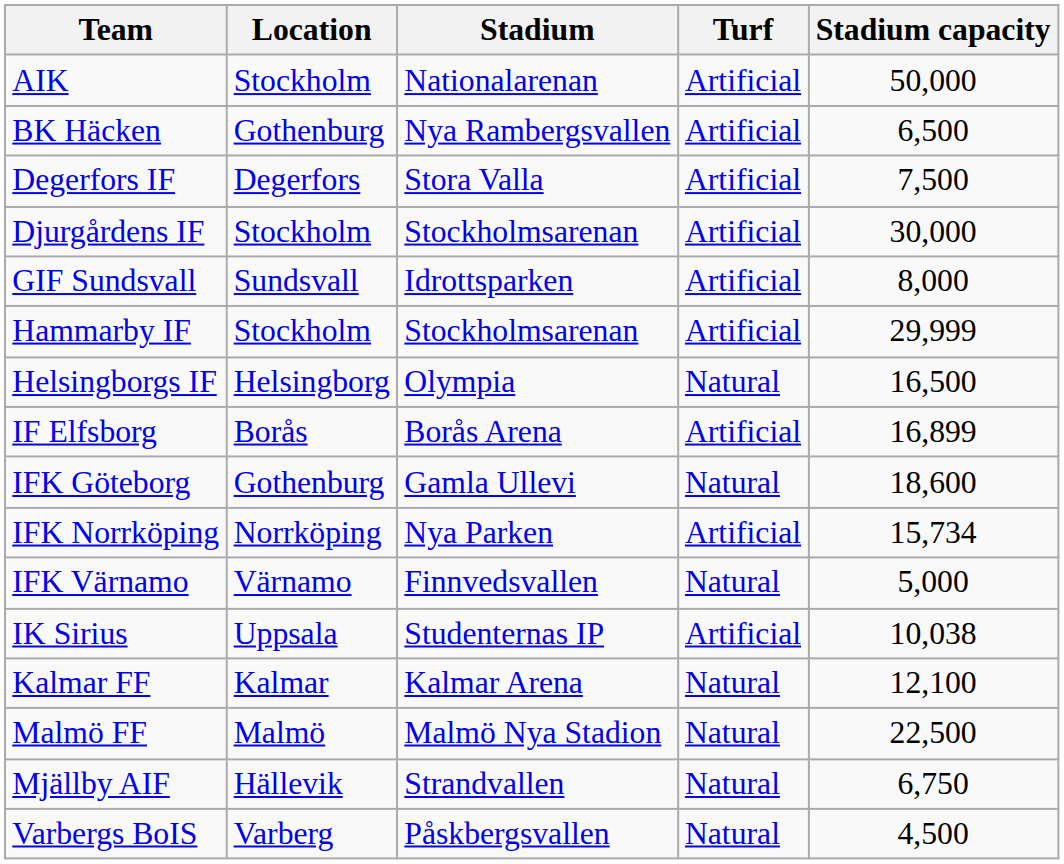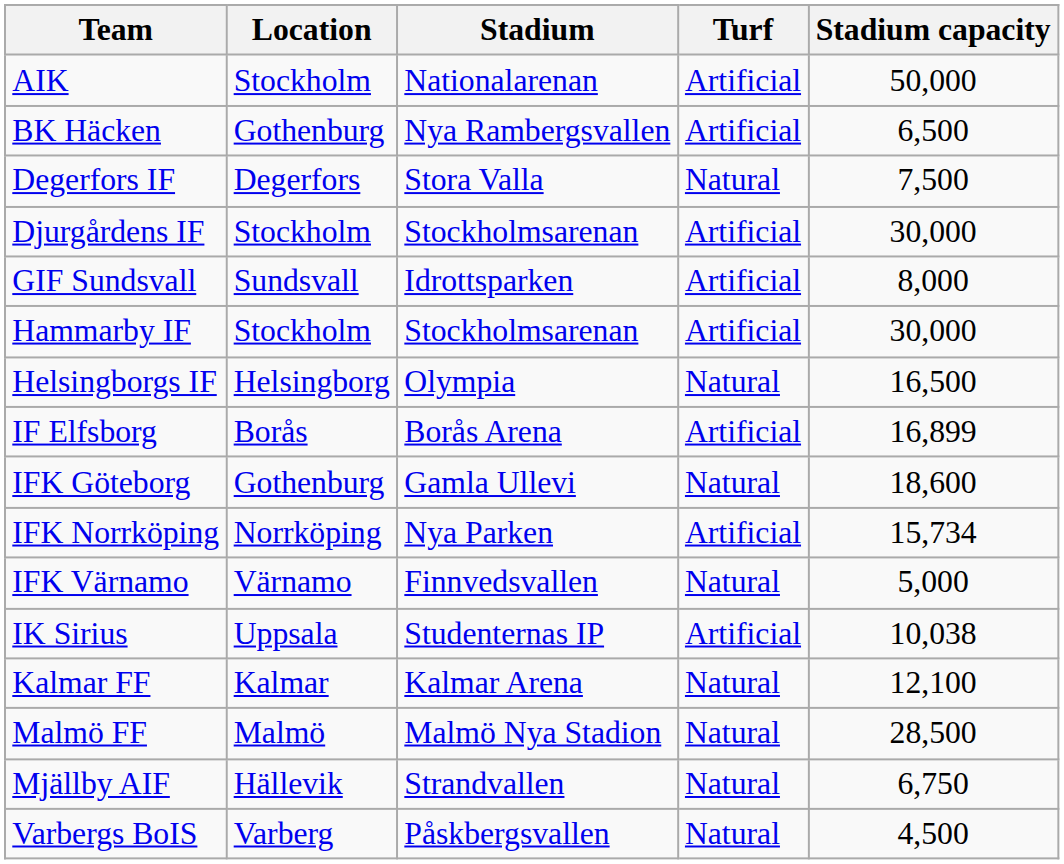(743, 180) Artificial -> (732, 180) Natural
(933, 331) 29,999 -> (933, 331) 30,000
(933, 733) 22,500 -> (933, 733) 28,500
